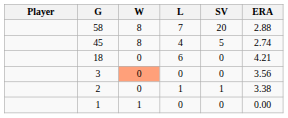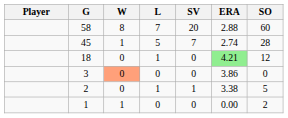+ column: (265, 12)
(139, 43) 8 -> (122, 43) 1
(180, 43) 4 -> (158, 43) 5
(221, 43) 5 -> (194, 43) 7
(180, 58) 6 -> (158, 58) 1
(263, 58) no background -> (229, 58) lightgreen background
(263, 74) 3.56 -> (229, 74) 3.86
